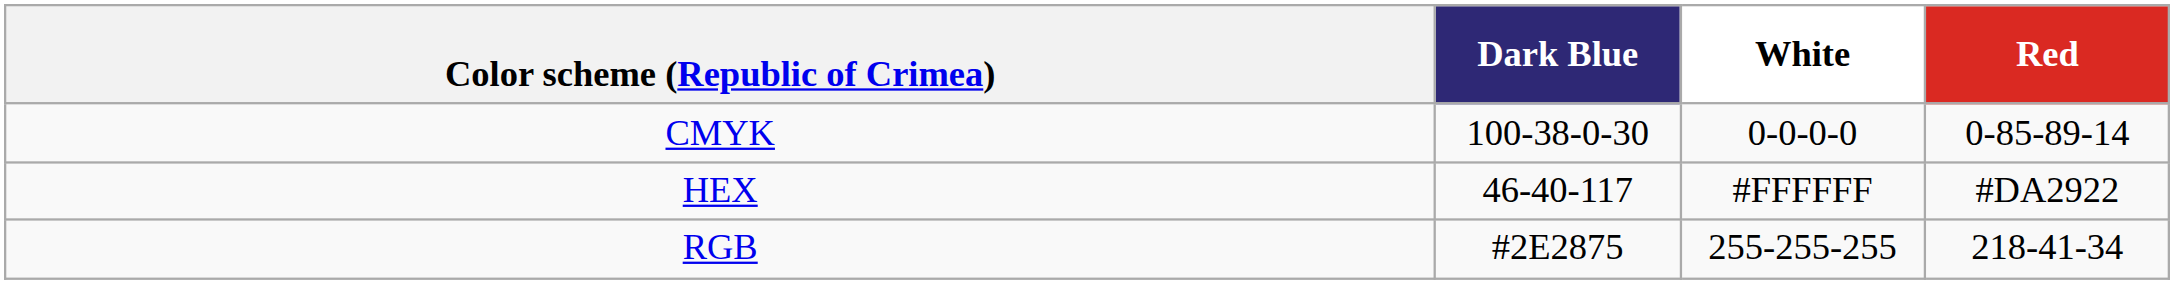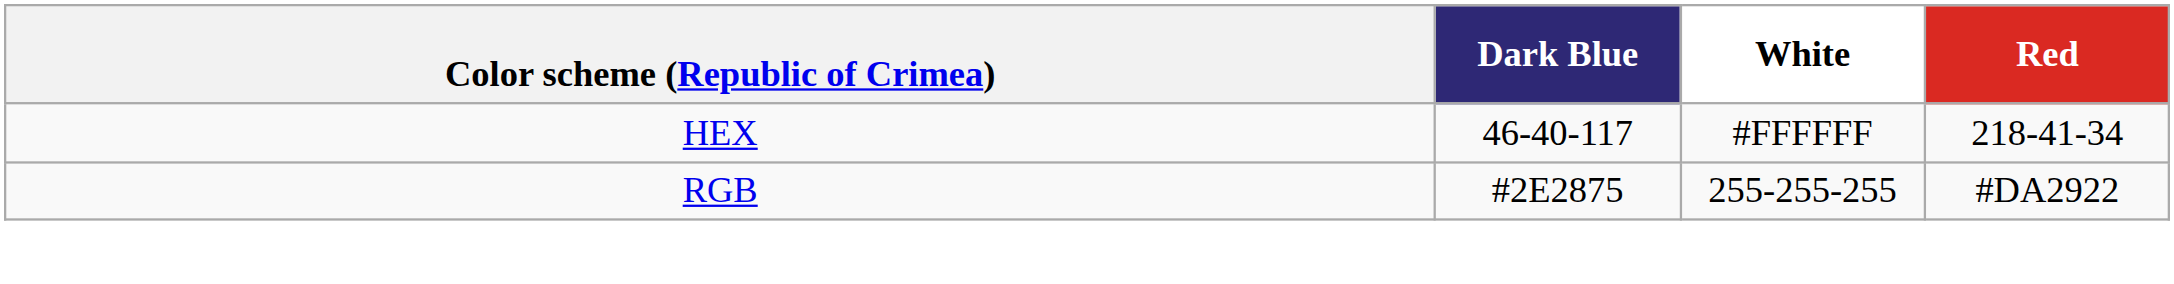- row: (720, 132)
(2047, 190) #DA2922 -> (2047, 132) 218-41-34
(2047, 248) 218-41-34 -> (2047, 190) #DA2922
